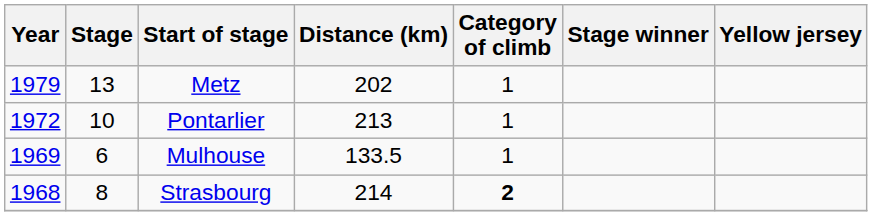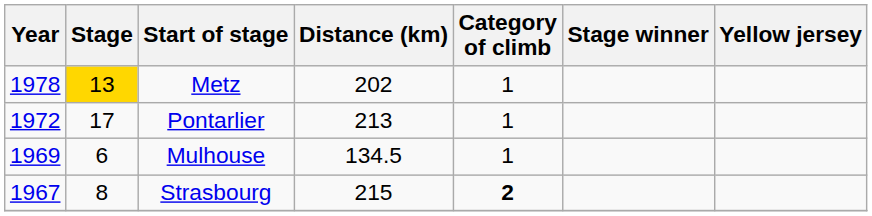(35, 84) 1979 -> (35, 84) 1978
(102, 84) no background -> (102, 84) gold background
(102, 120) 10 -> (102, 120) 17
(373, 156) 133.5 -> (373, 156) 134.5
(35, 192) 1968 -> (35, 192) 1967
(373, 192) 214 -> (373, 192) 215
